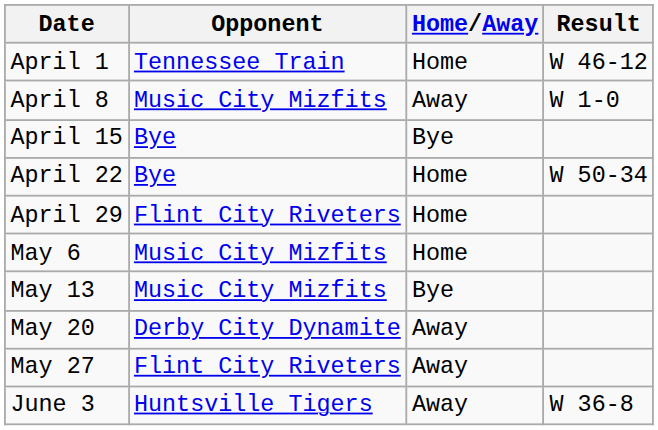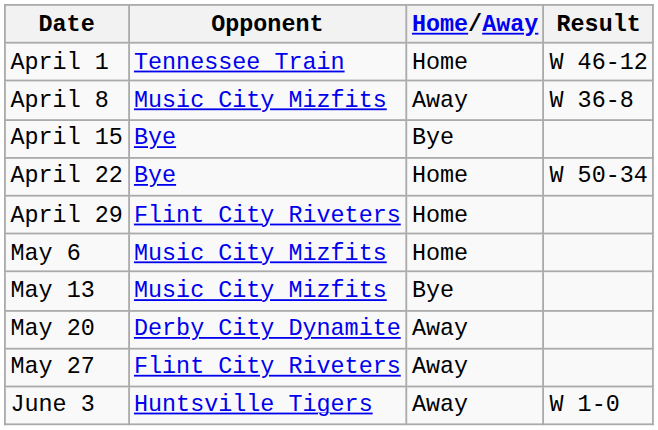(585, 100) W 1-0 -> (592, 100) W 36-8
(592, 405) W 36-8 -> (585, 405) W 1-0
